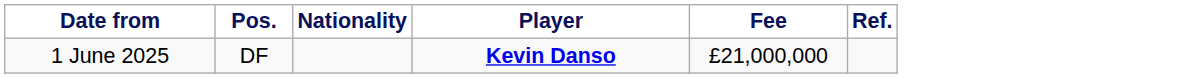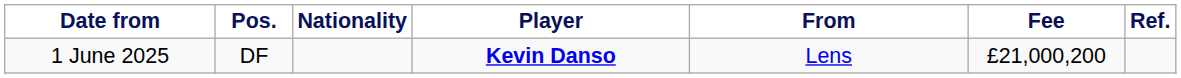+ column: (829, 21)
(768, 55) £21,000,000 -> (1046, 55) £21,000,200
